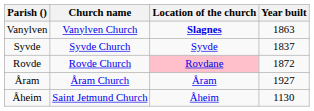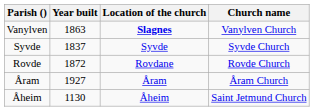columns swapped: (100, 13) <-> (284, 13)
(204, 64) pink background -> (154, 64) no background
